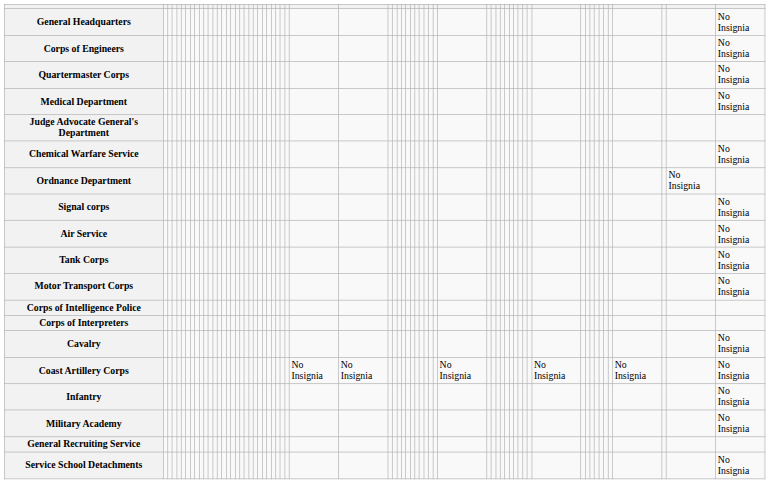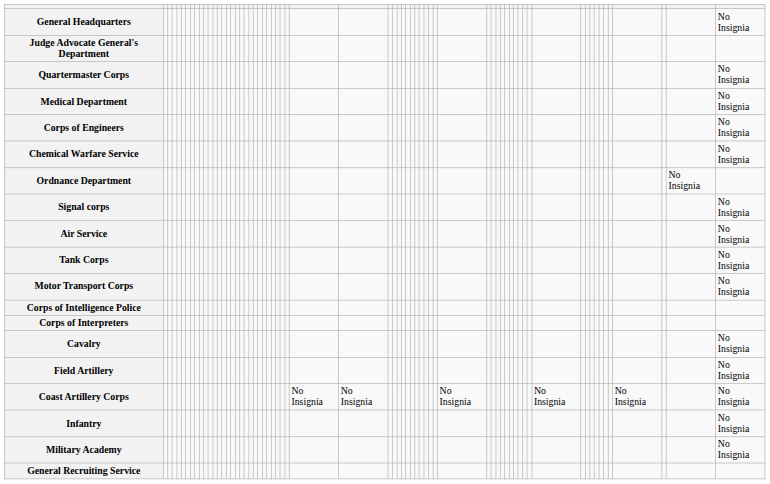rows swapped: (84, 128) <-> (84, 48)
+ row: (84, 370)
- row: (84, 465)
